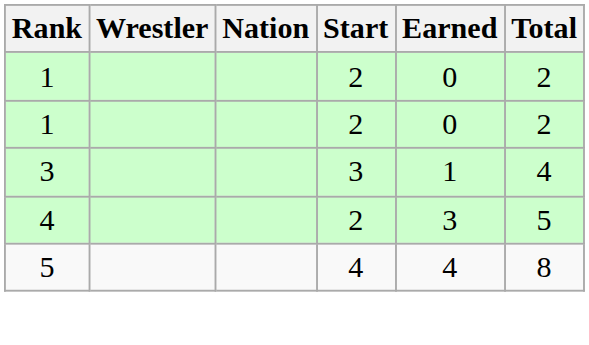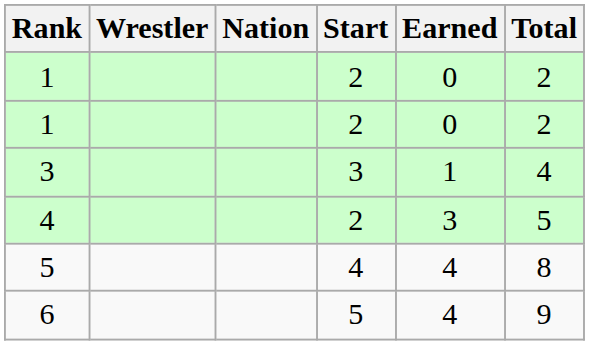+ row: (47, 314)
